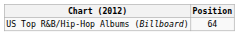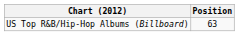(212, 24) 64 -> (212, 24) 63
